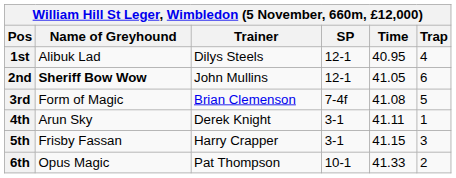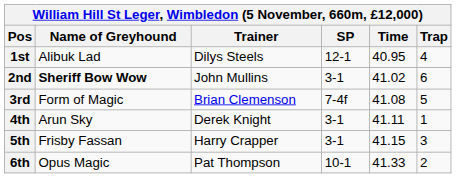(338, 78) 12-1 -> (334, 78) 3-1
(389, 78) 41.05 -> (389, 78) 41.02
